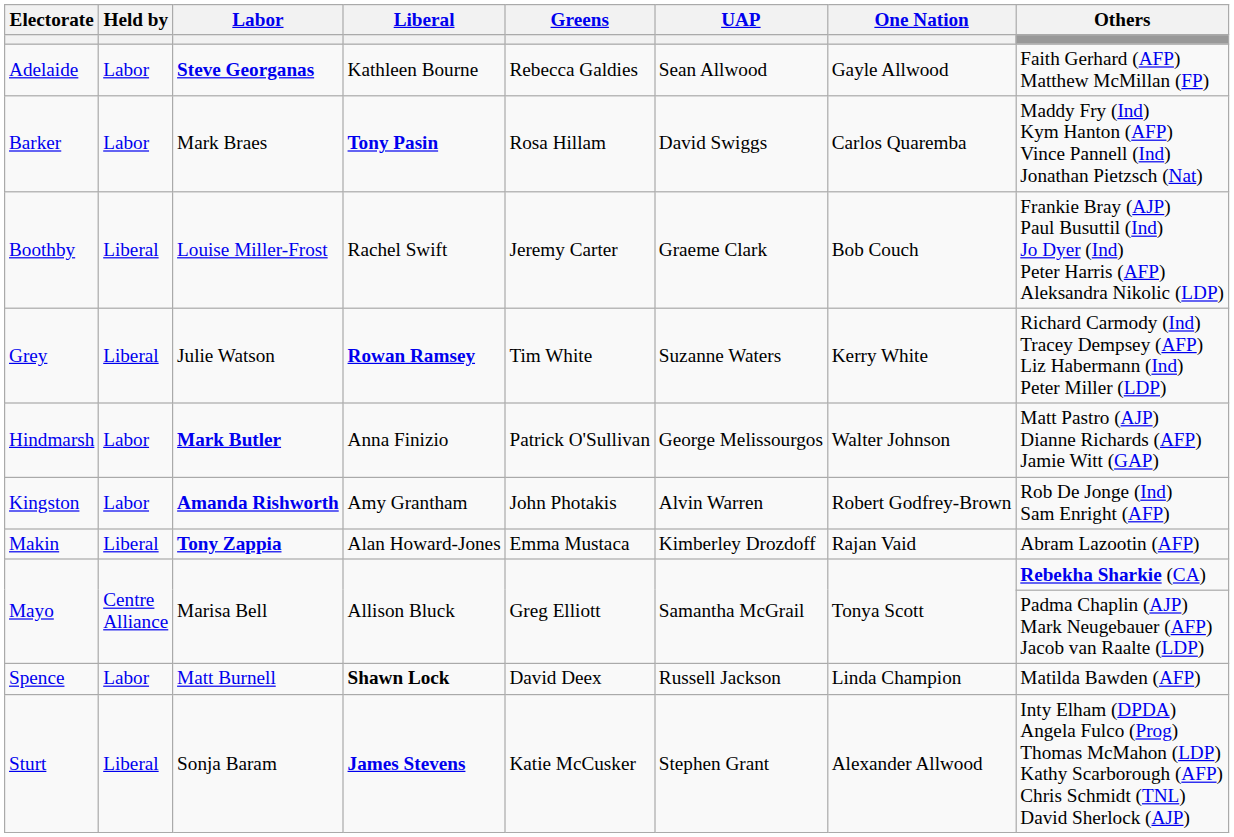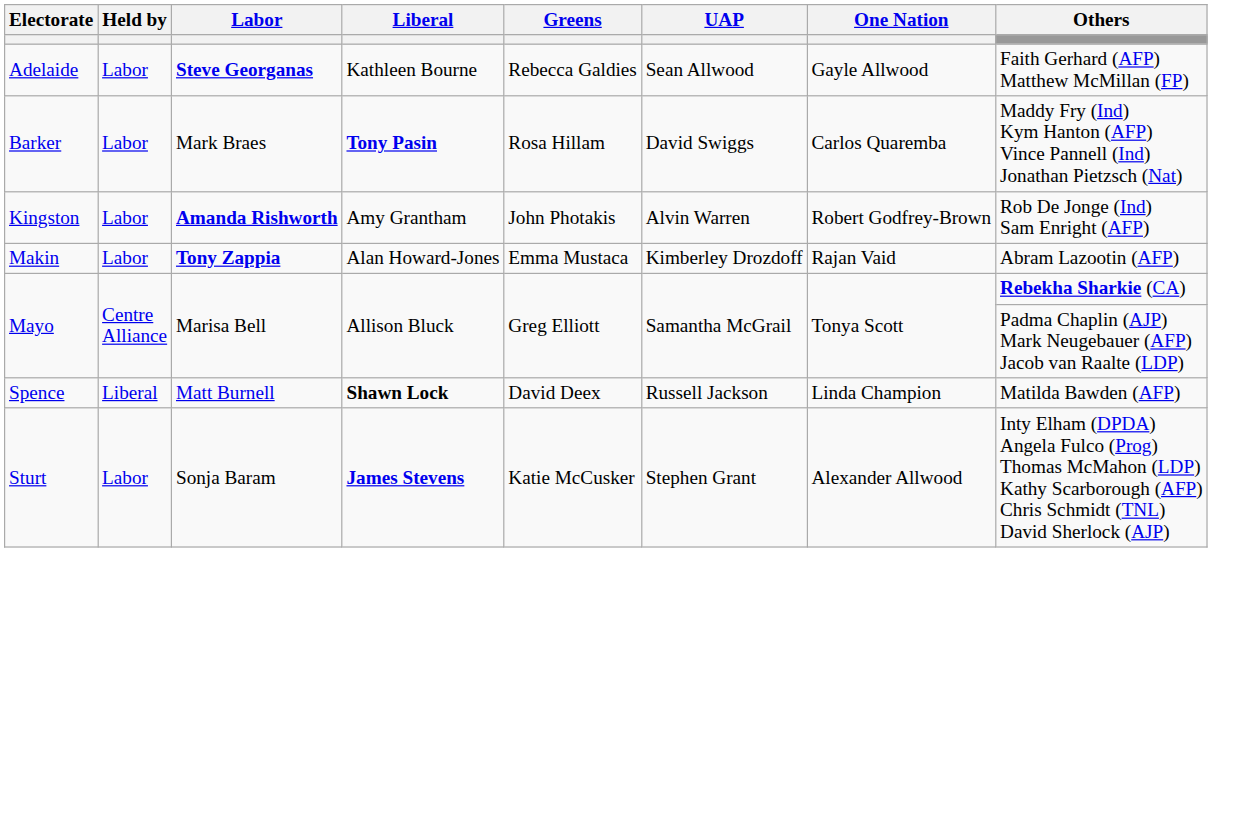- row: (42, 249)
- row: (28, 355)
- row: (52, 440)
(131, 544) Liberal -> (125, 258) Labor
(126, 678) Labor -> (130, 392) Liberal
(131, 763) Liberal -> (125, 477) Labor
